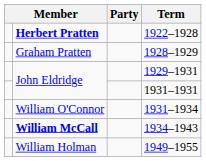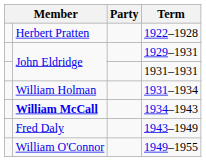(57, 33) bold -> (52, 33) normal
- row: (171, 52)
(60, 109) William O'Connor -> (56, 90) William Holman
+ row: (171, 128)
(56, 147) William Holman -> (60, 147) William O'Connor
